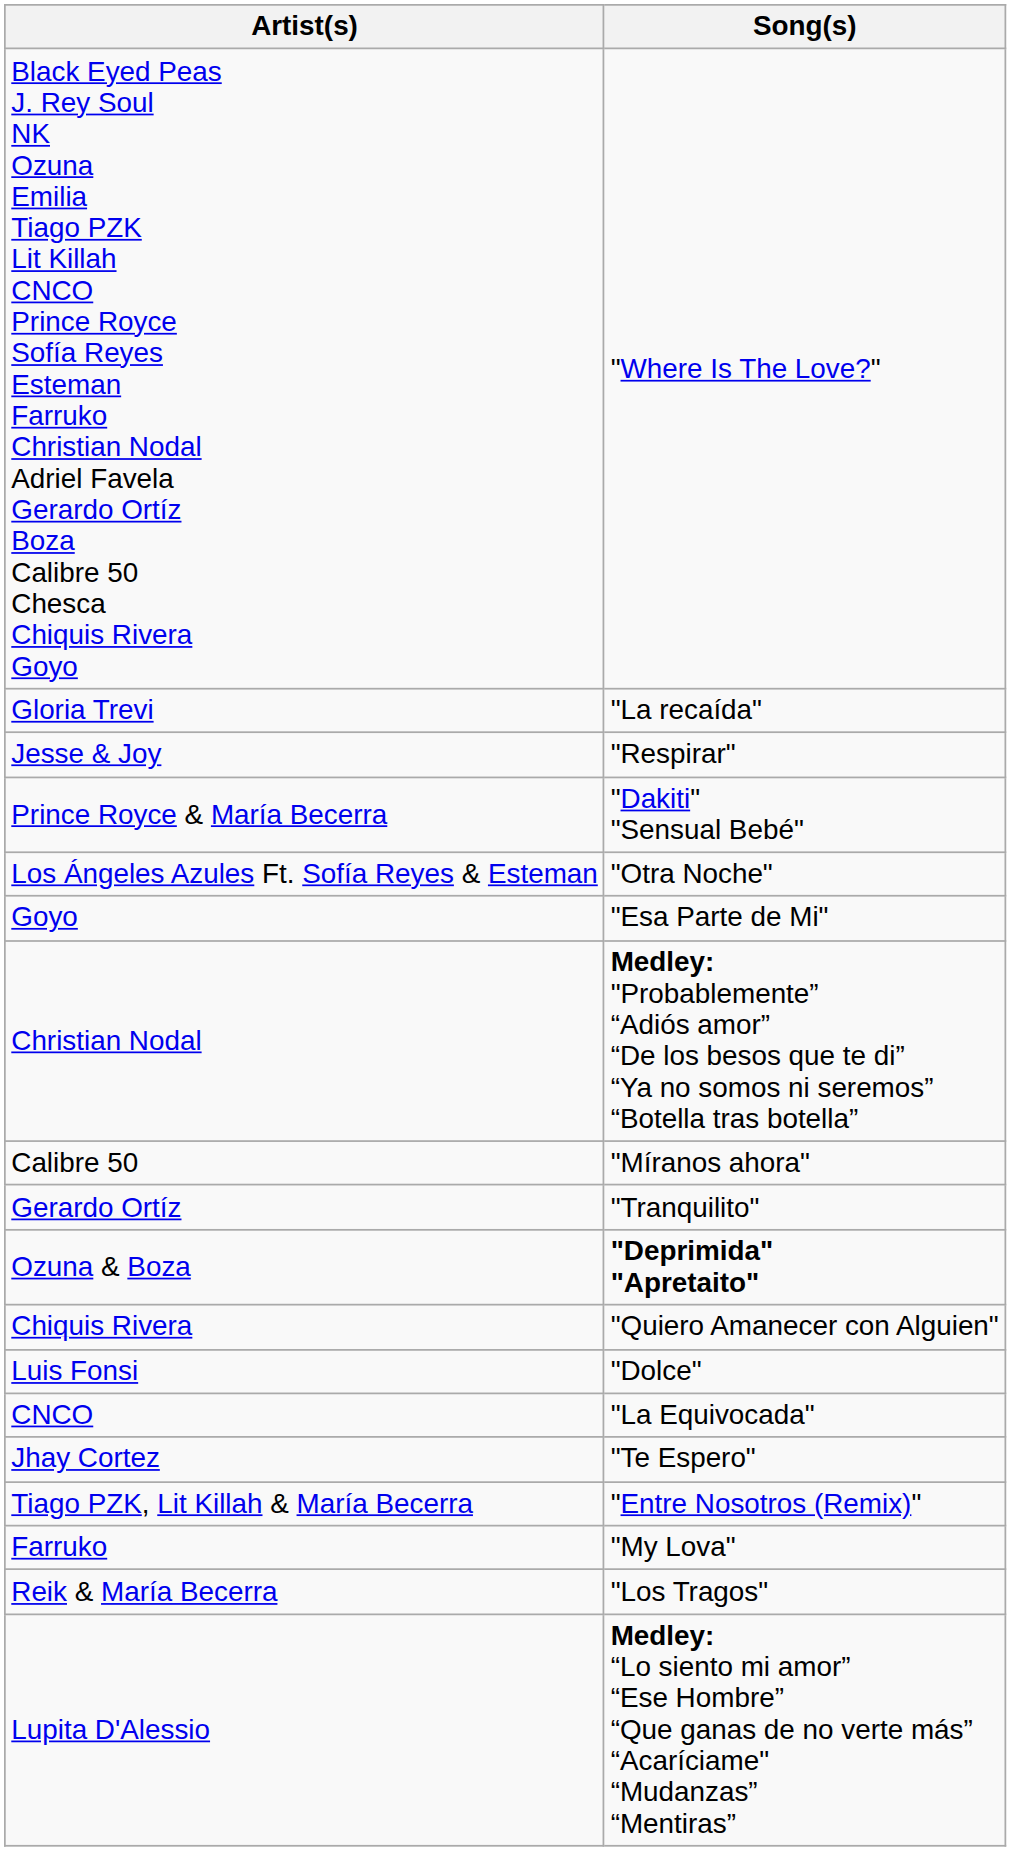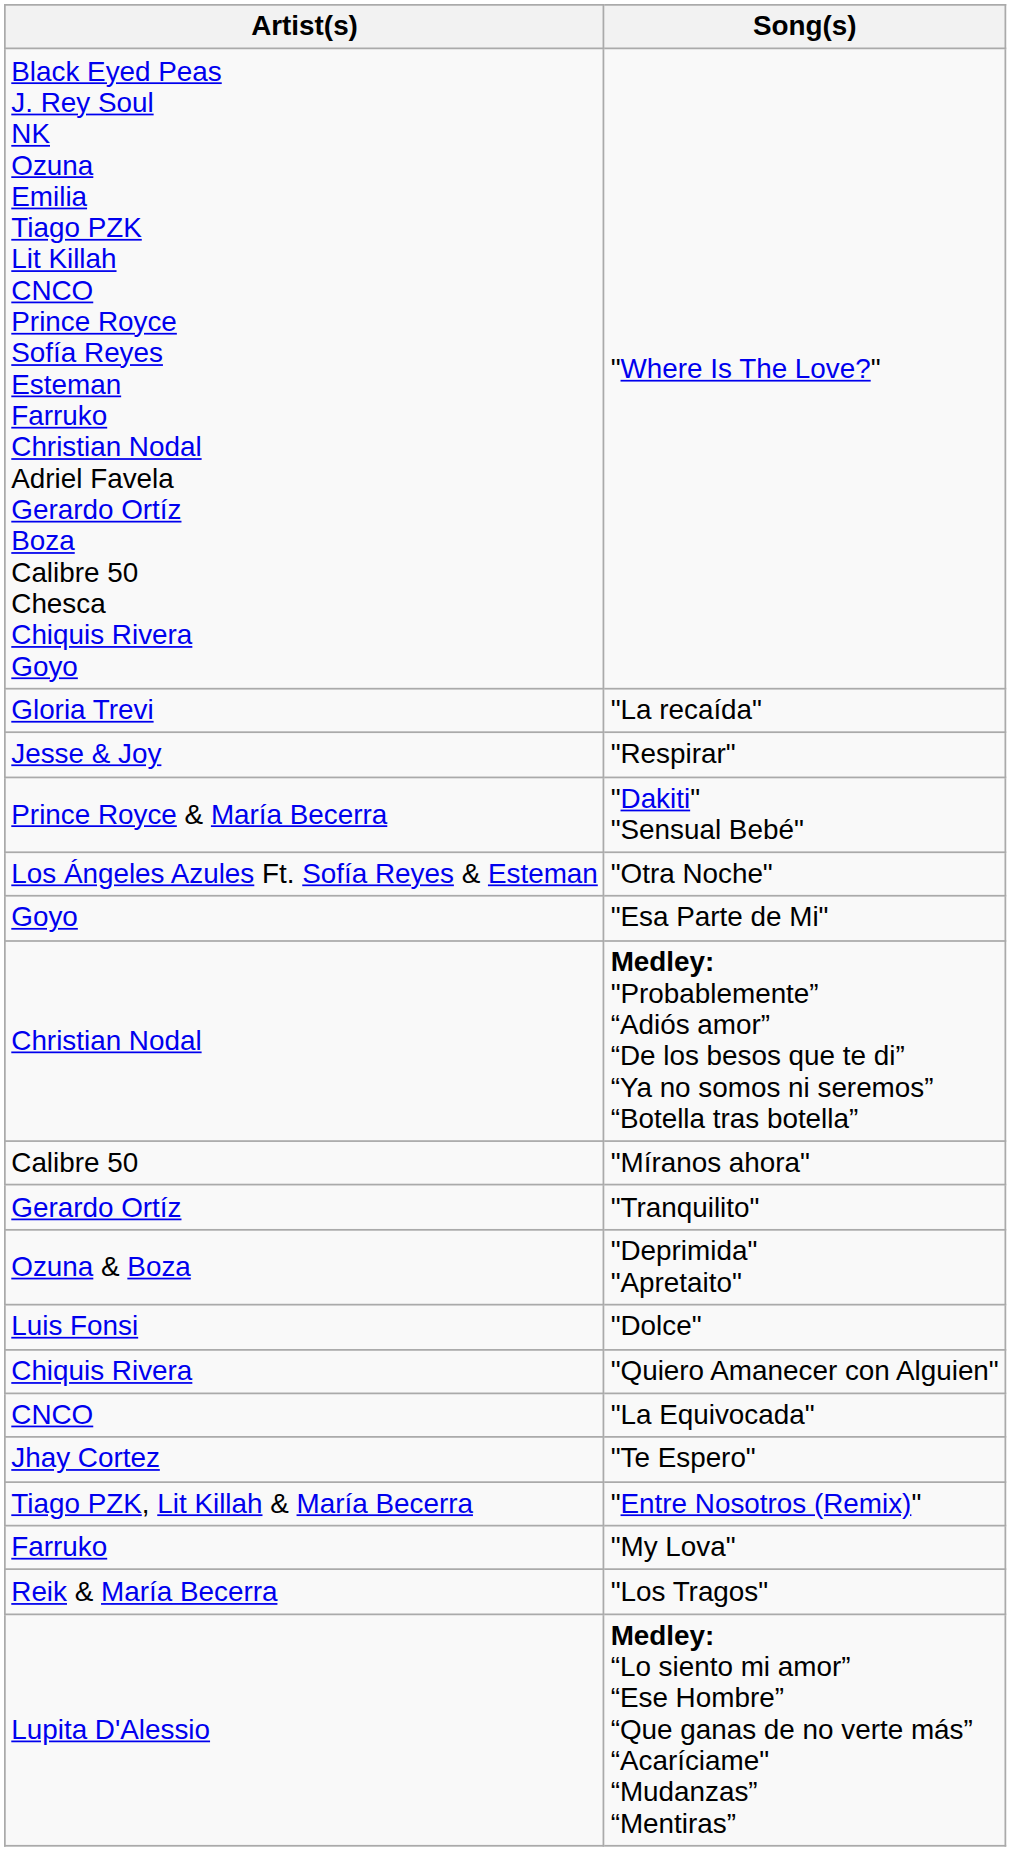(692, 1266) bold -> (684, 1266) normal
rows swapped: (75, 1370) <-> (102, 1326)
